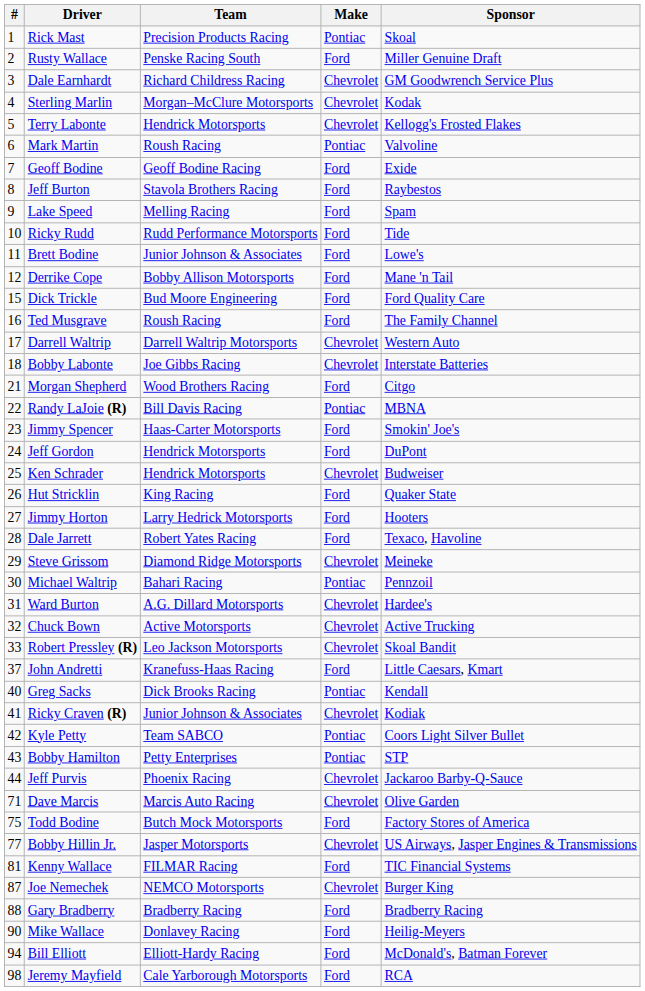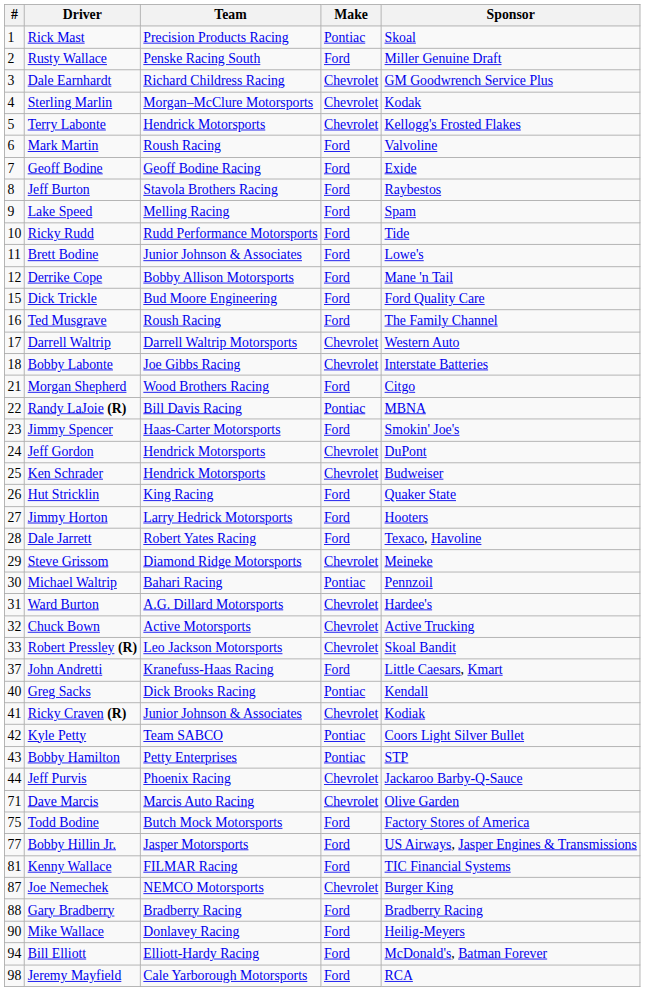(345, 146) Pontiac -> (337, 146) Ford
(337, 451) Ford -> (351, 451) Chevrolet
(351, 844) Chevrolet -> (337, 844) Ford
